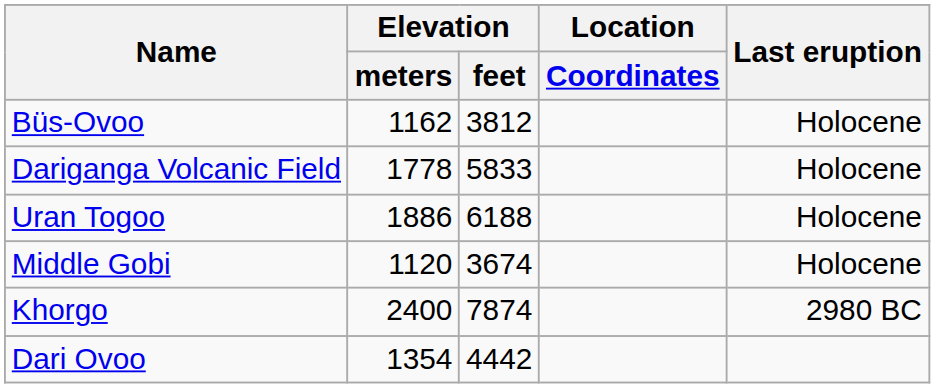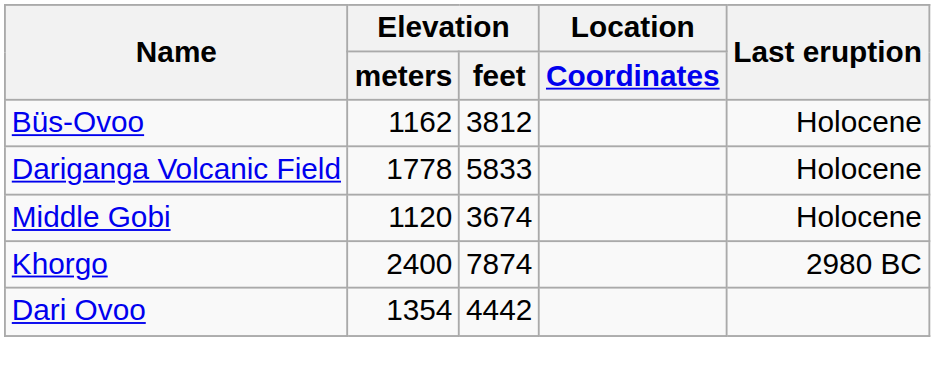- row: (88, 216)
